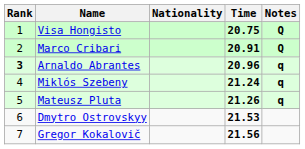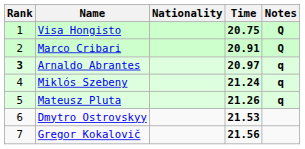(244, 65) 20.96 -> (244, 65) 20.97
